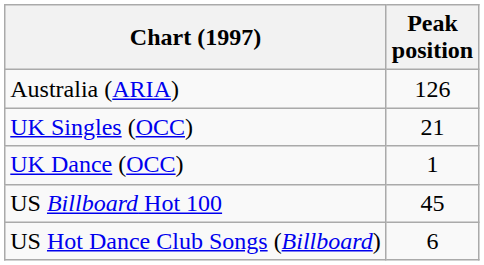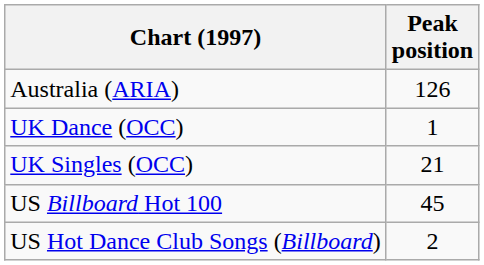rows swapped: (102, 126) <-> (97, 164)
(432, 240) 6 -> (432, 240) 2
